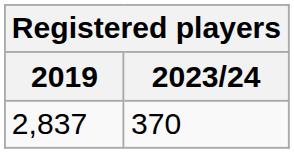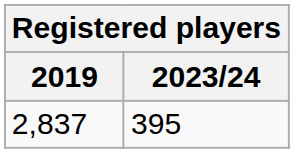(156, 123) 370 -> (156, 123) 395
